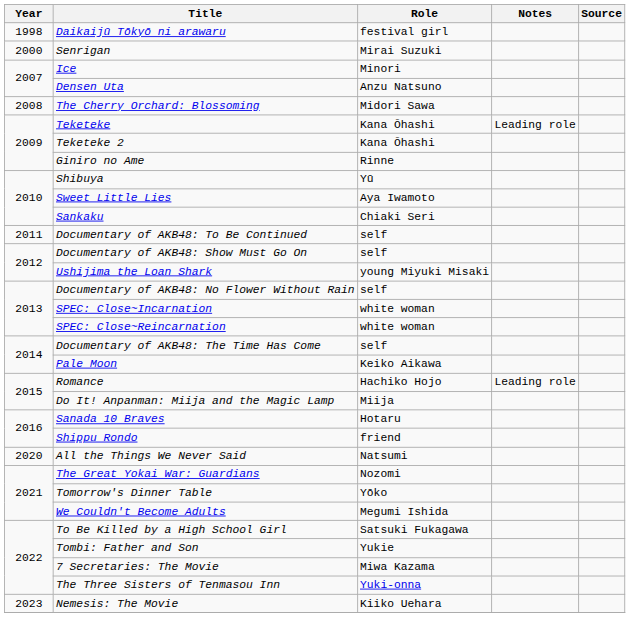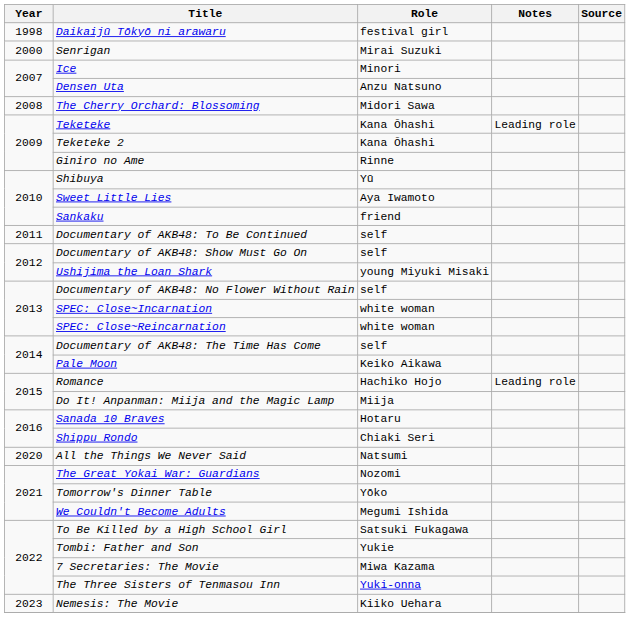(397, 216) Chiaki Seri -> (380, 216) friend
(380, 438) friend -> (397, 438) Chiaki Seri
